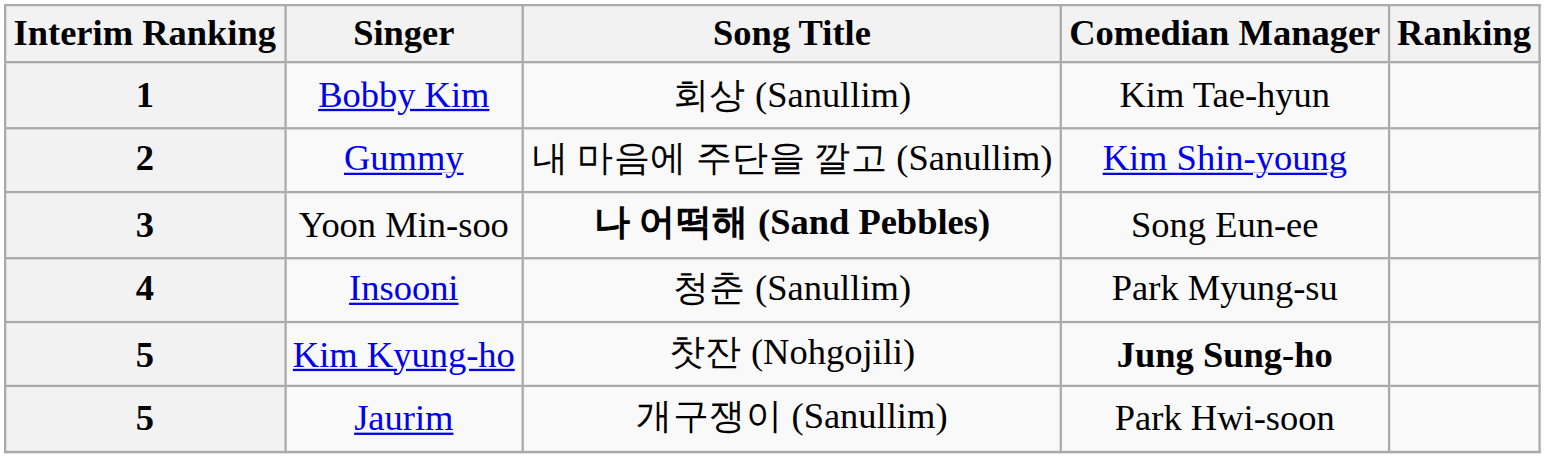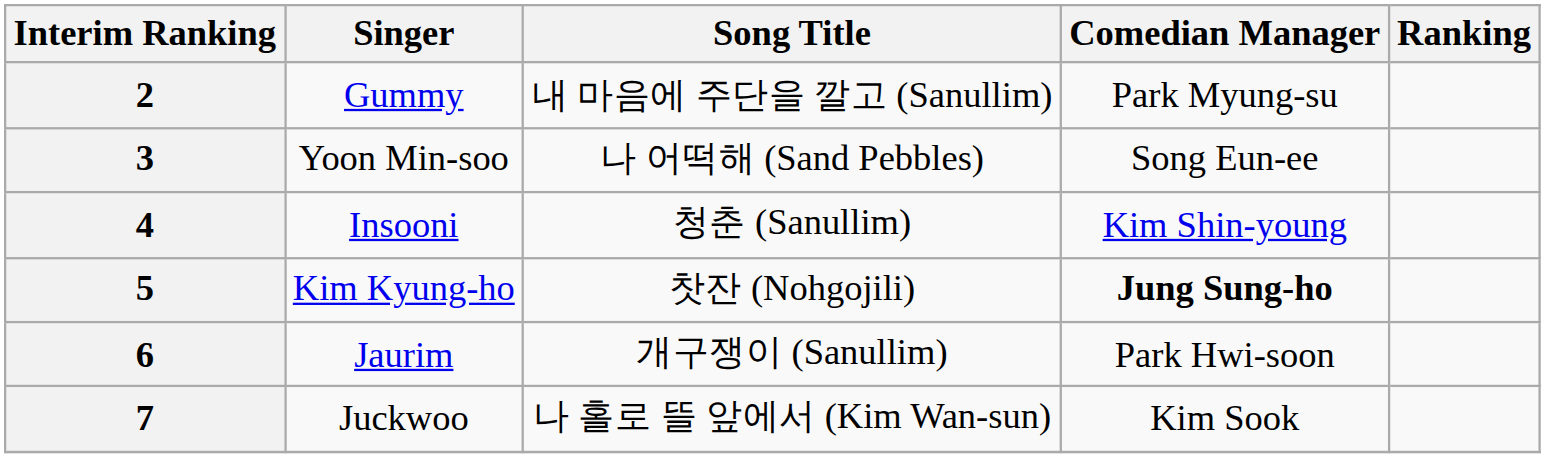- row: (404, 94)
(1225, 159) Kim Shin-young -> (1225, 94) Park Myung-su
(792, 222) bold -> (792, 158) normal
(1225, 288) Park Myung-su -> (1225, 224) Kim Shin-young
(145, 418) 5 -> (145, 353) 6
+ row: (404, 418)
